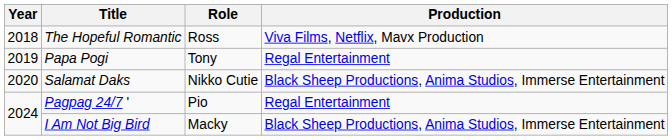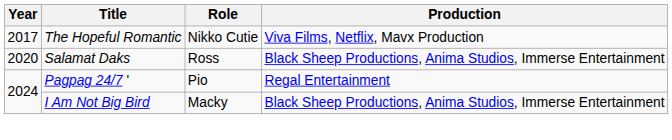(23, 37) 2018 -> (23, 37) 2017
(203, 37) Ross -> (223, 37) Nikko Cutie
- row: (76, 59)
(223, 80) Nikko Cutie -> (203, 59) Ross
